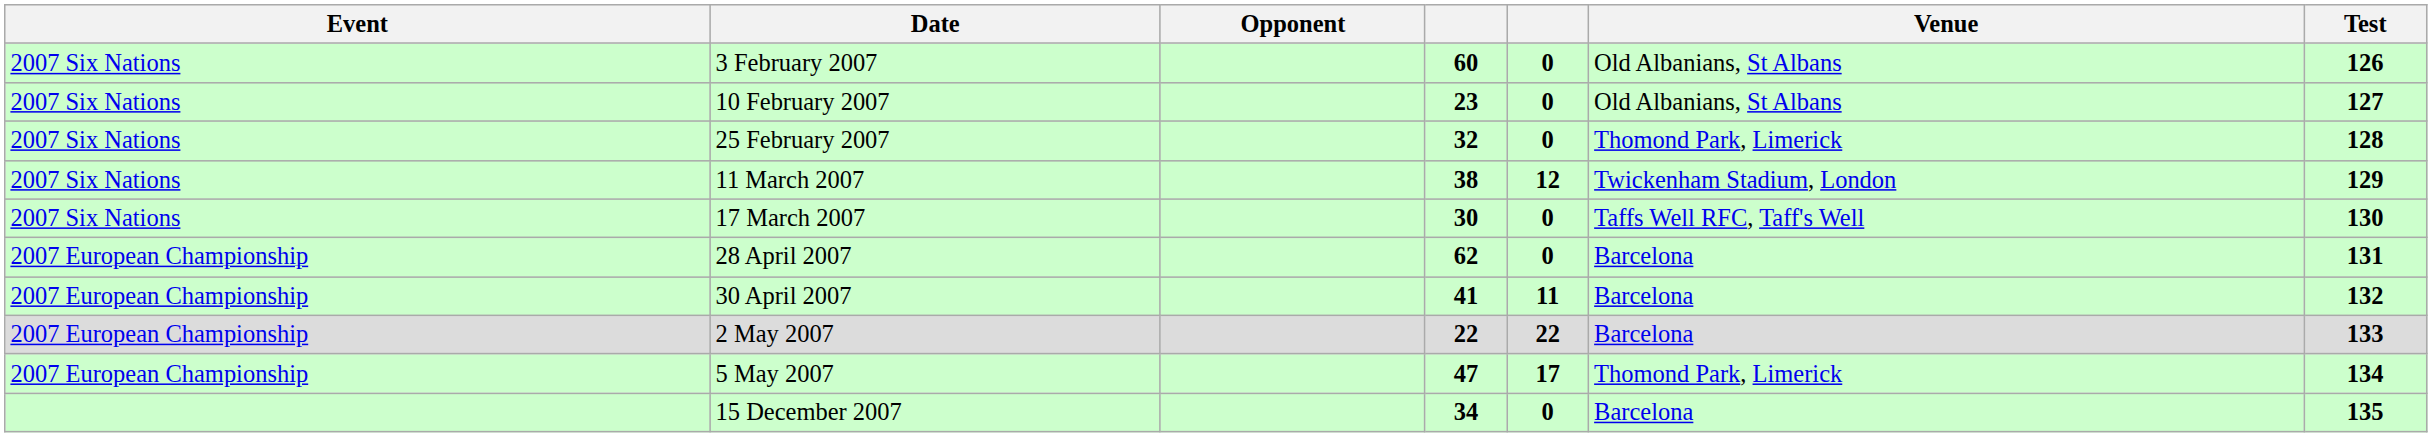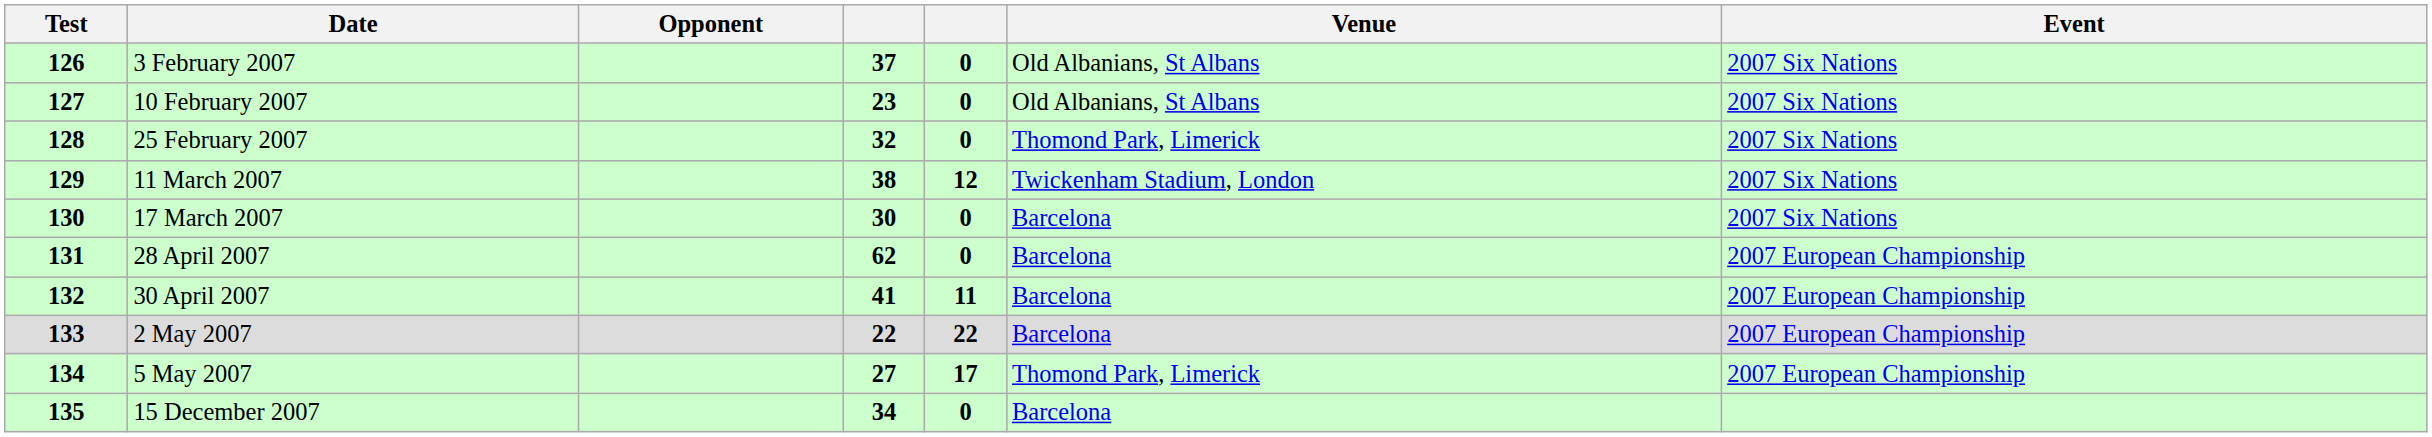columns swapped: (2365, 23) <-> (357, 23)
(1466, 62) 60 -> (884, 62) 37
(1729, 218) Taffs Well RFC, Taff's Well -> (1062, 218) Barcelona
(1466, 373) 47 -> (884, 373) 27
